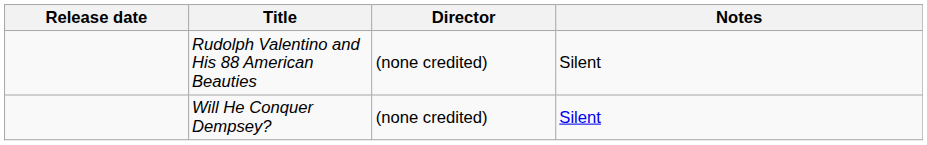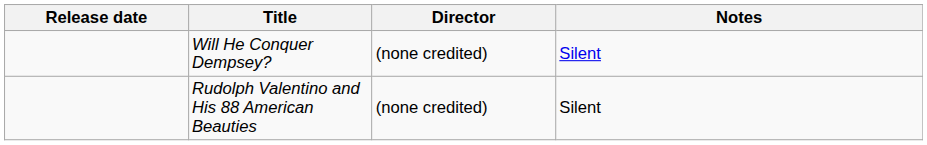rows swapped: (253, 117) <-> (276, 62)
